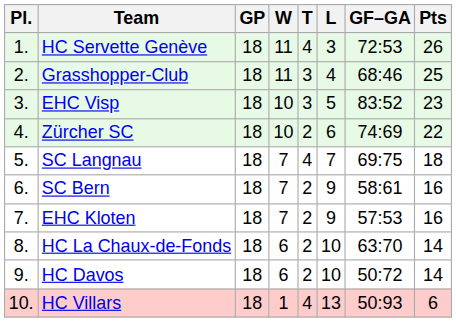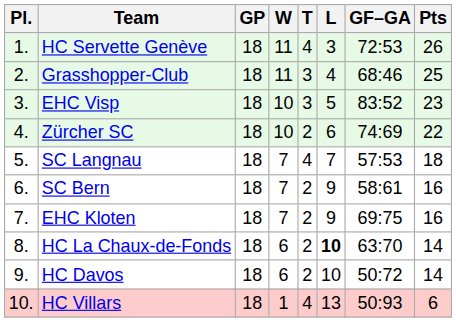(380, 160) 69:75 -> (380, 160) 57:53
(380, 217) 57:53 -> (380, 217) 69:75
(331, 246) normal -> (331, 246) bold
